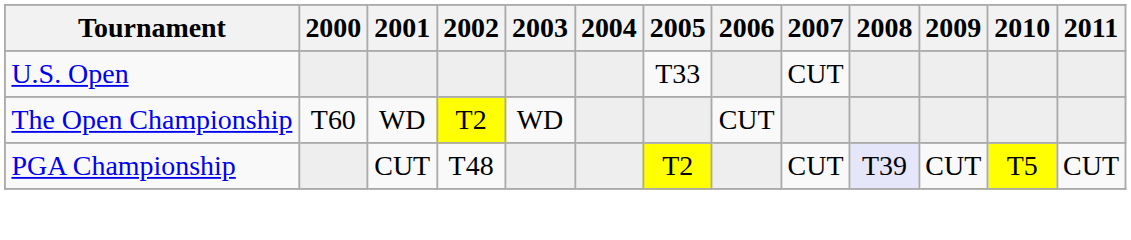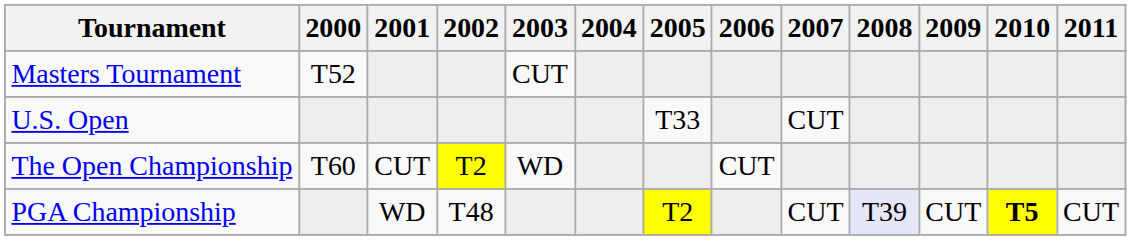+ row: (126, 73)
(402, 119) WD -> (402, 166) CUT
(402, 166) CUT -> (402, 212) WD
(1022, 166) normal -> (1022, 212) bold
